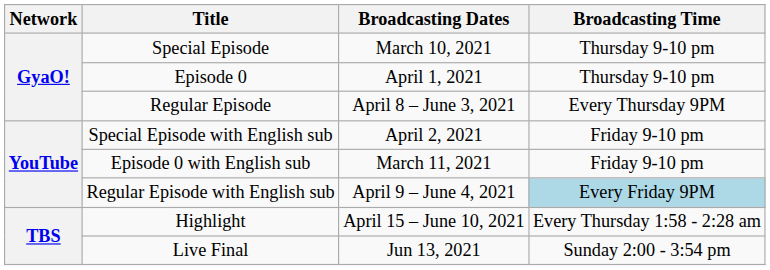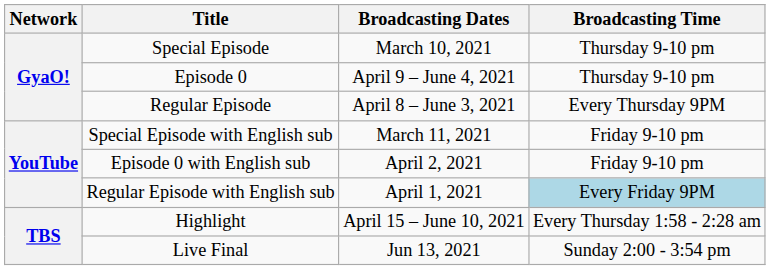(434, 76) April 1, 2021 -> (434, 76) April 9 – June 4, 2021
(434, 134) April 2, 2021 -> (434, 134) March 11, 2021
(434, 163) March 11, 2021 -> (434, 163) April 2, 2021
(434, 192) April 9 – June 4, 2021 -> (434, 192) April 1, 2021
